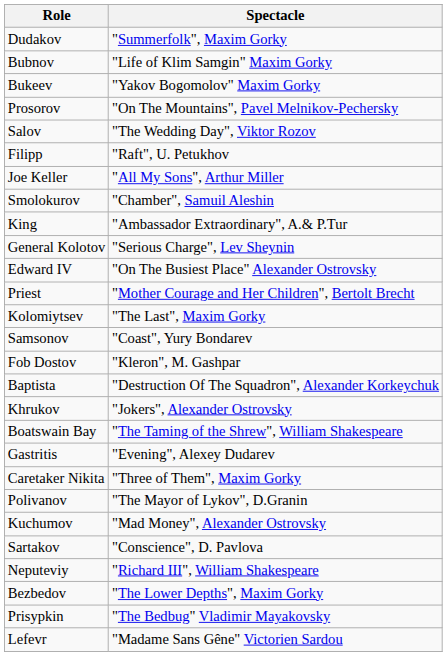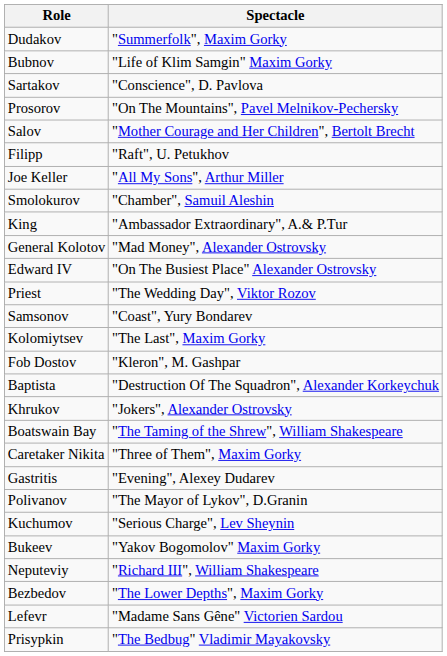rows swapped: (34, 547) <-> (30, 85)
(214, 131) "The Wedding Day", Viktor Rozov -> (263, 131) "Mother Courage and Her Children", Bertolt Brecht
(203, 246) "Serious Charge", Lev Sheynin -> (219, 246) "Mad Money", Alexander Ostrovsky
(263, 293) "Mother Courage and Her Children", Bertolt Brecht -> (214, 293) "The Wedding Day", Viktor Rozov
rows swapped: (45, 316) <-> (38, 339)
rows swapped: (56, 477) <-> (32, 454)
(219, 524) "Mad Money", Alexander Ostrovsky -> (203, 524) "Serious Charge", Lev Sheynin
rows swapped: (36, 616) <-> (27, 639)
